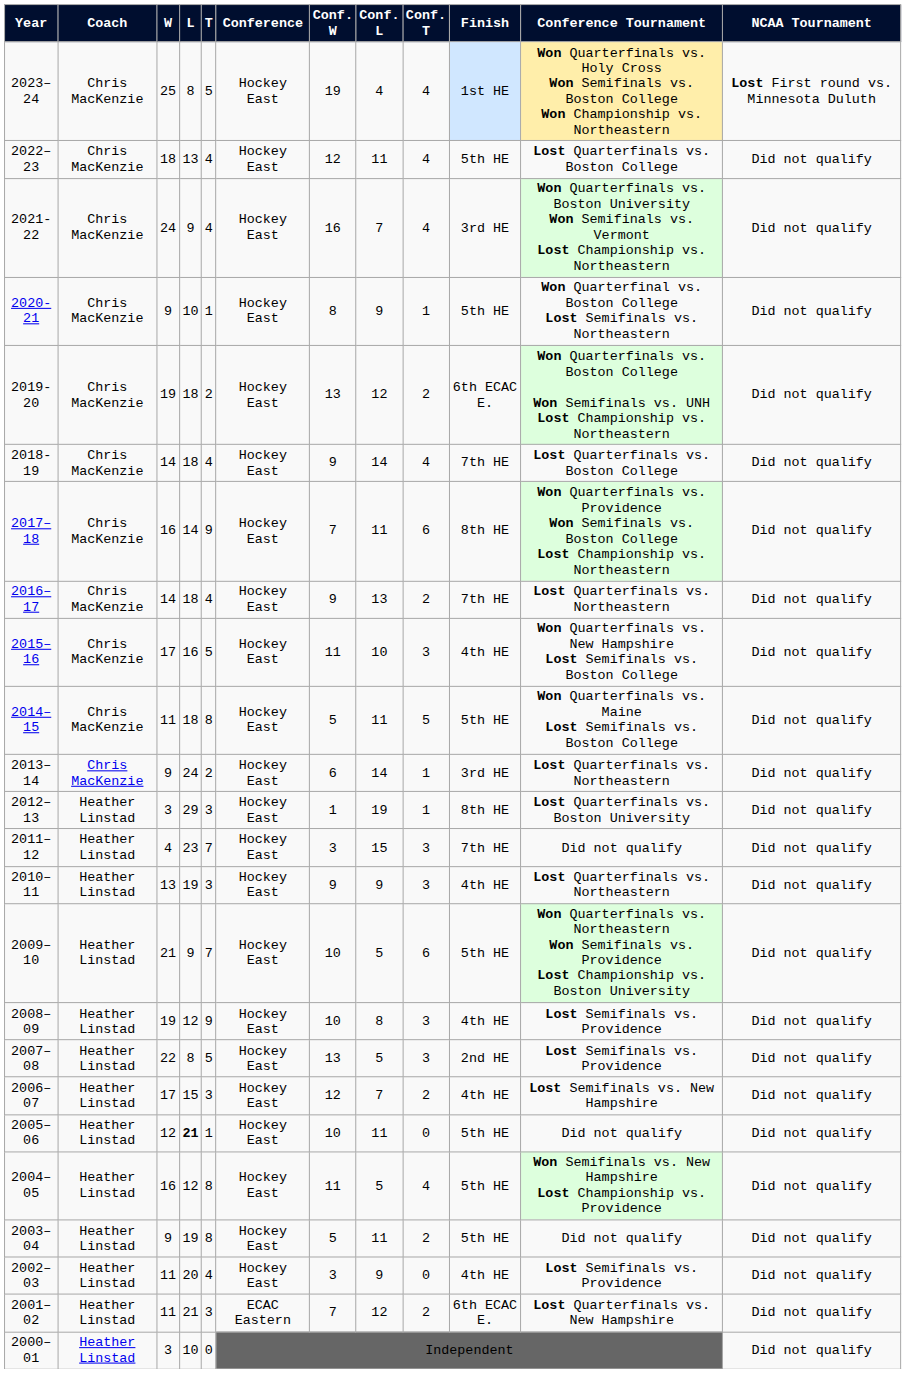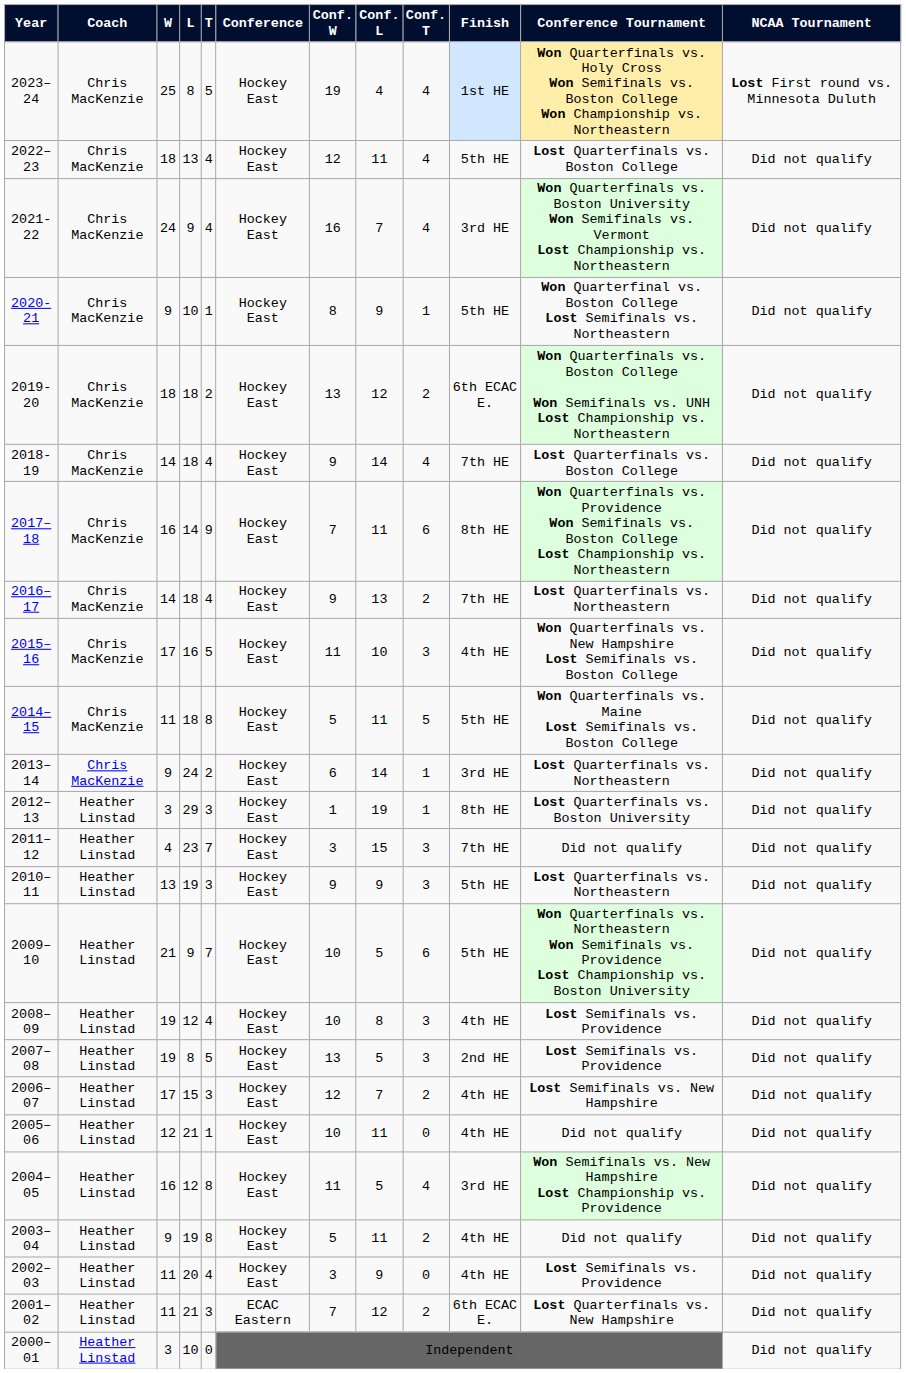(168, 395) 19 -> (168, 395) 18
(485, 885) 4th HE -> (485, 885) 5th HE
(209, 1021) 9 -> (209, 1021) 4
(168, 1058) 22 -> (168, 1058) 19
(190, 1133) bold -> (190, 1133) normal
(485, 1133) 5th HE -> (485, 1133) 4th HE
(485, 1186) 5th HE -> (485, 1186) 3rd HE
(485, 1238) 5th HE -> (485, 1238) 4th HE
